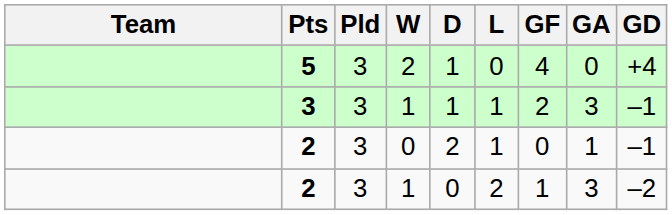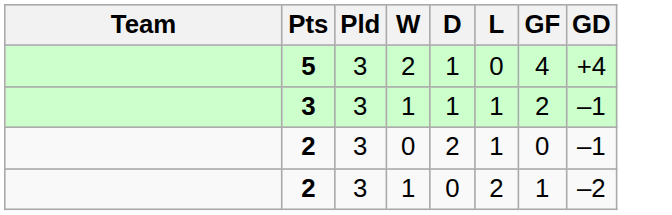- column: (591, 24)
